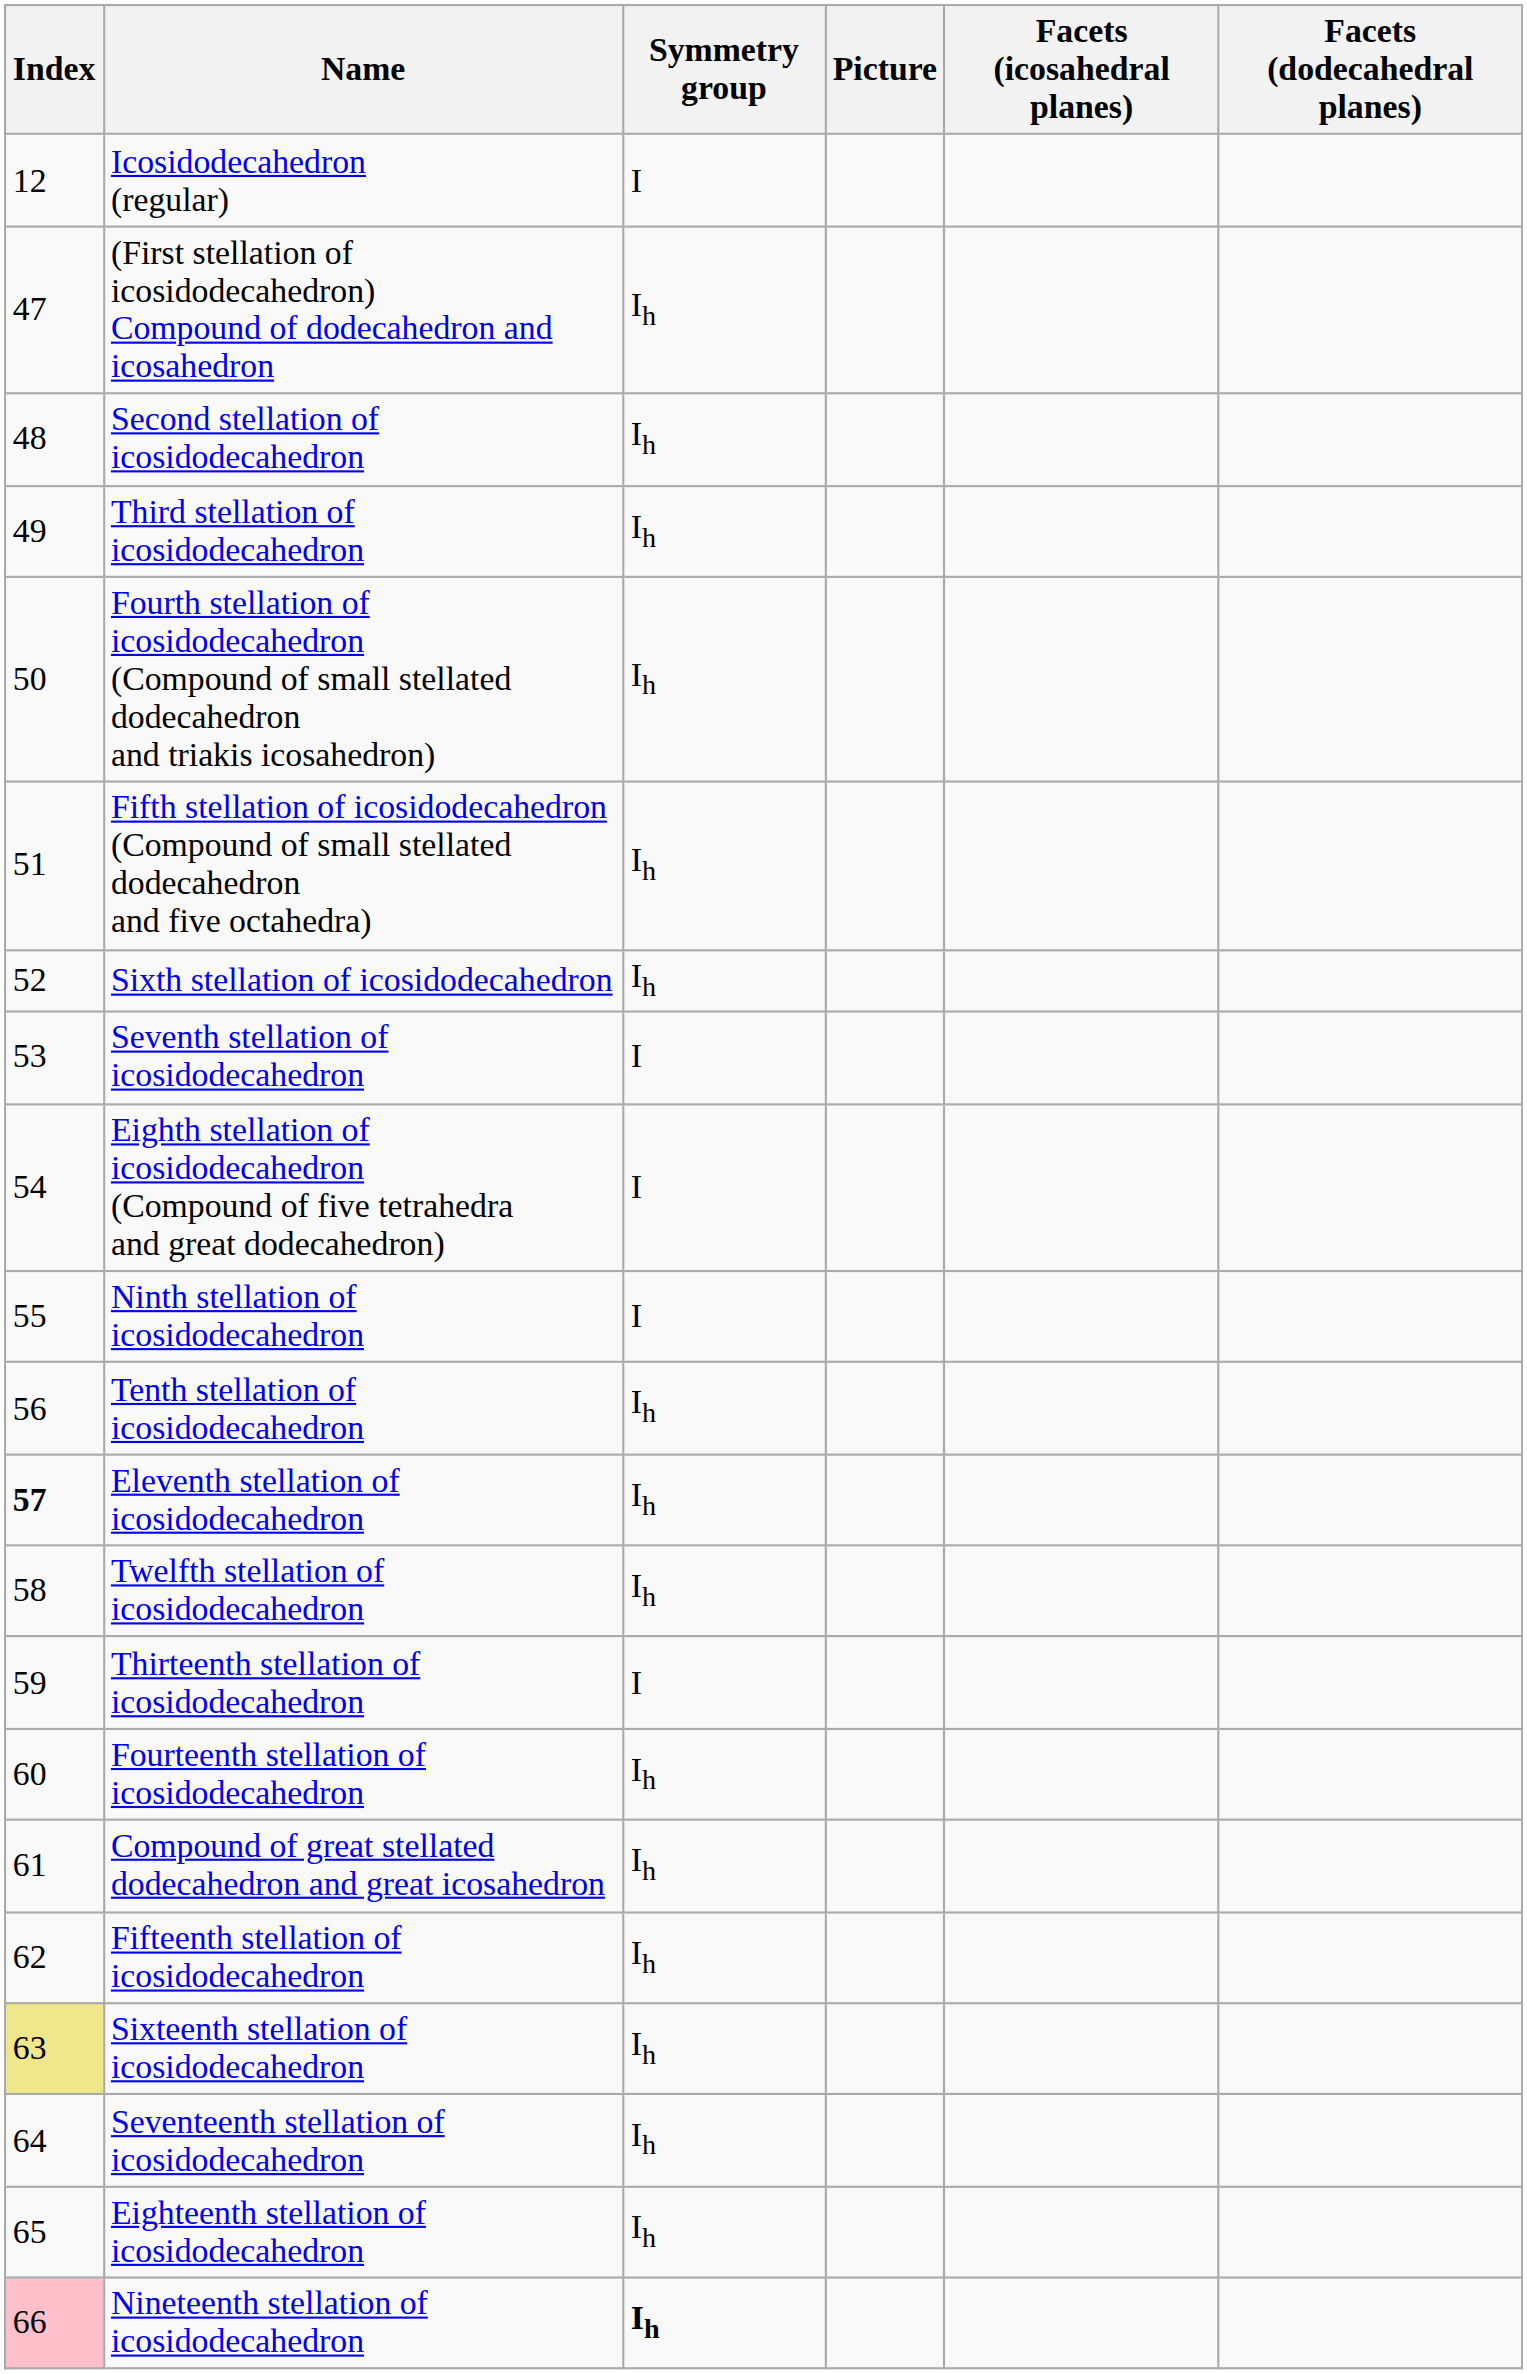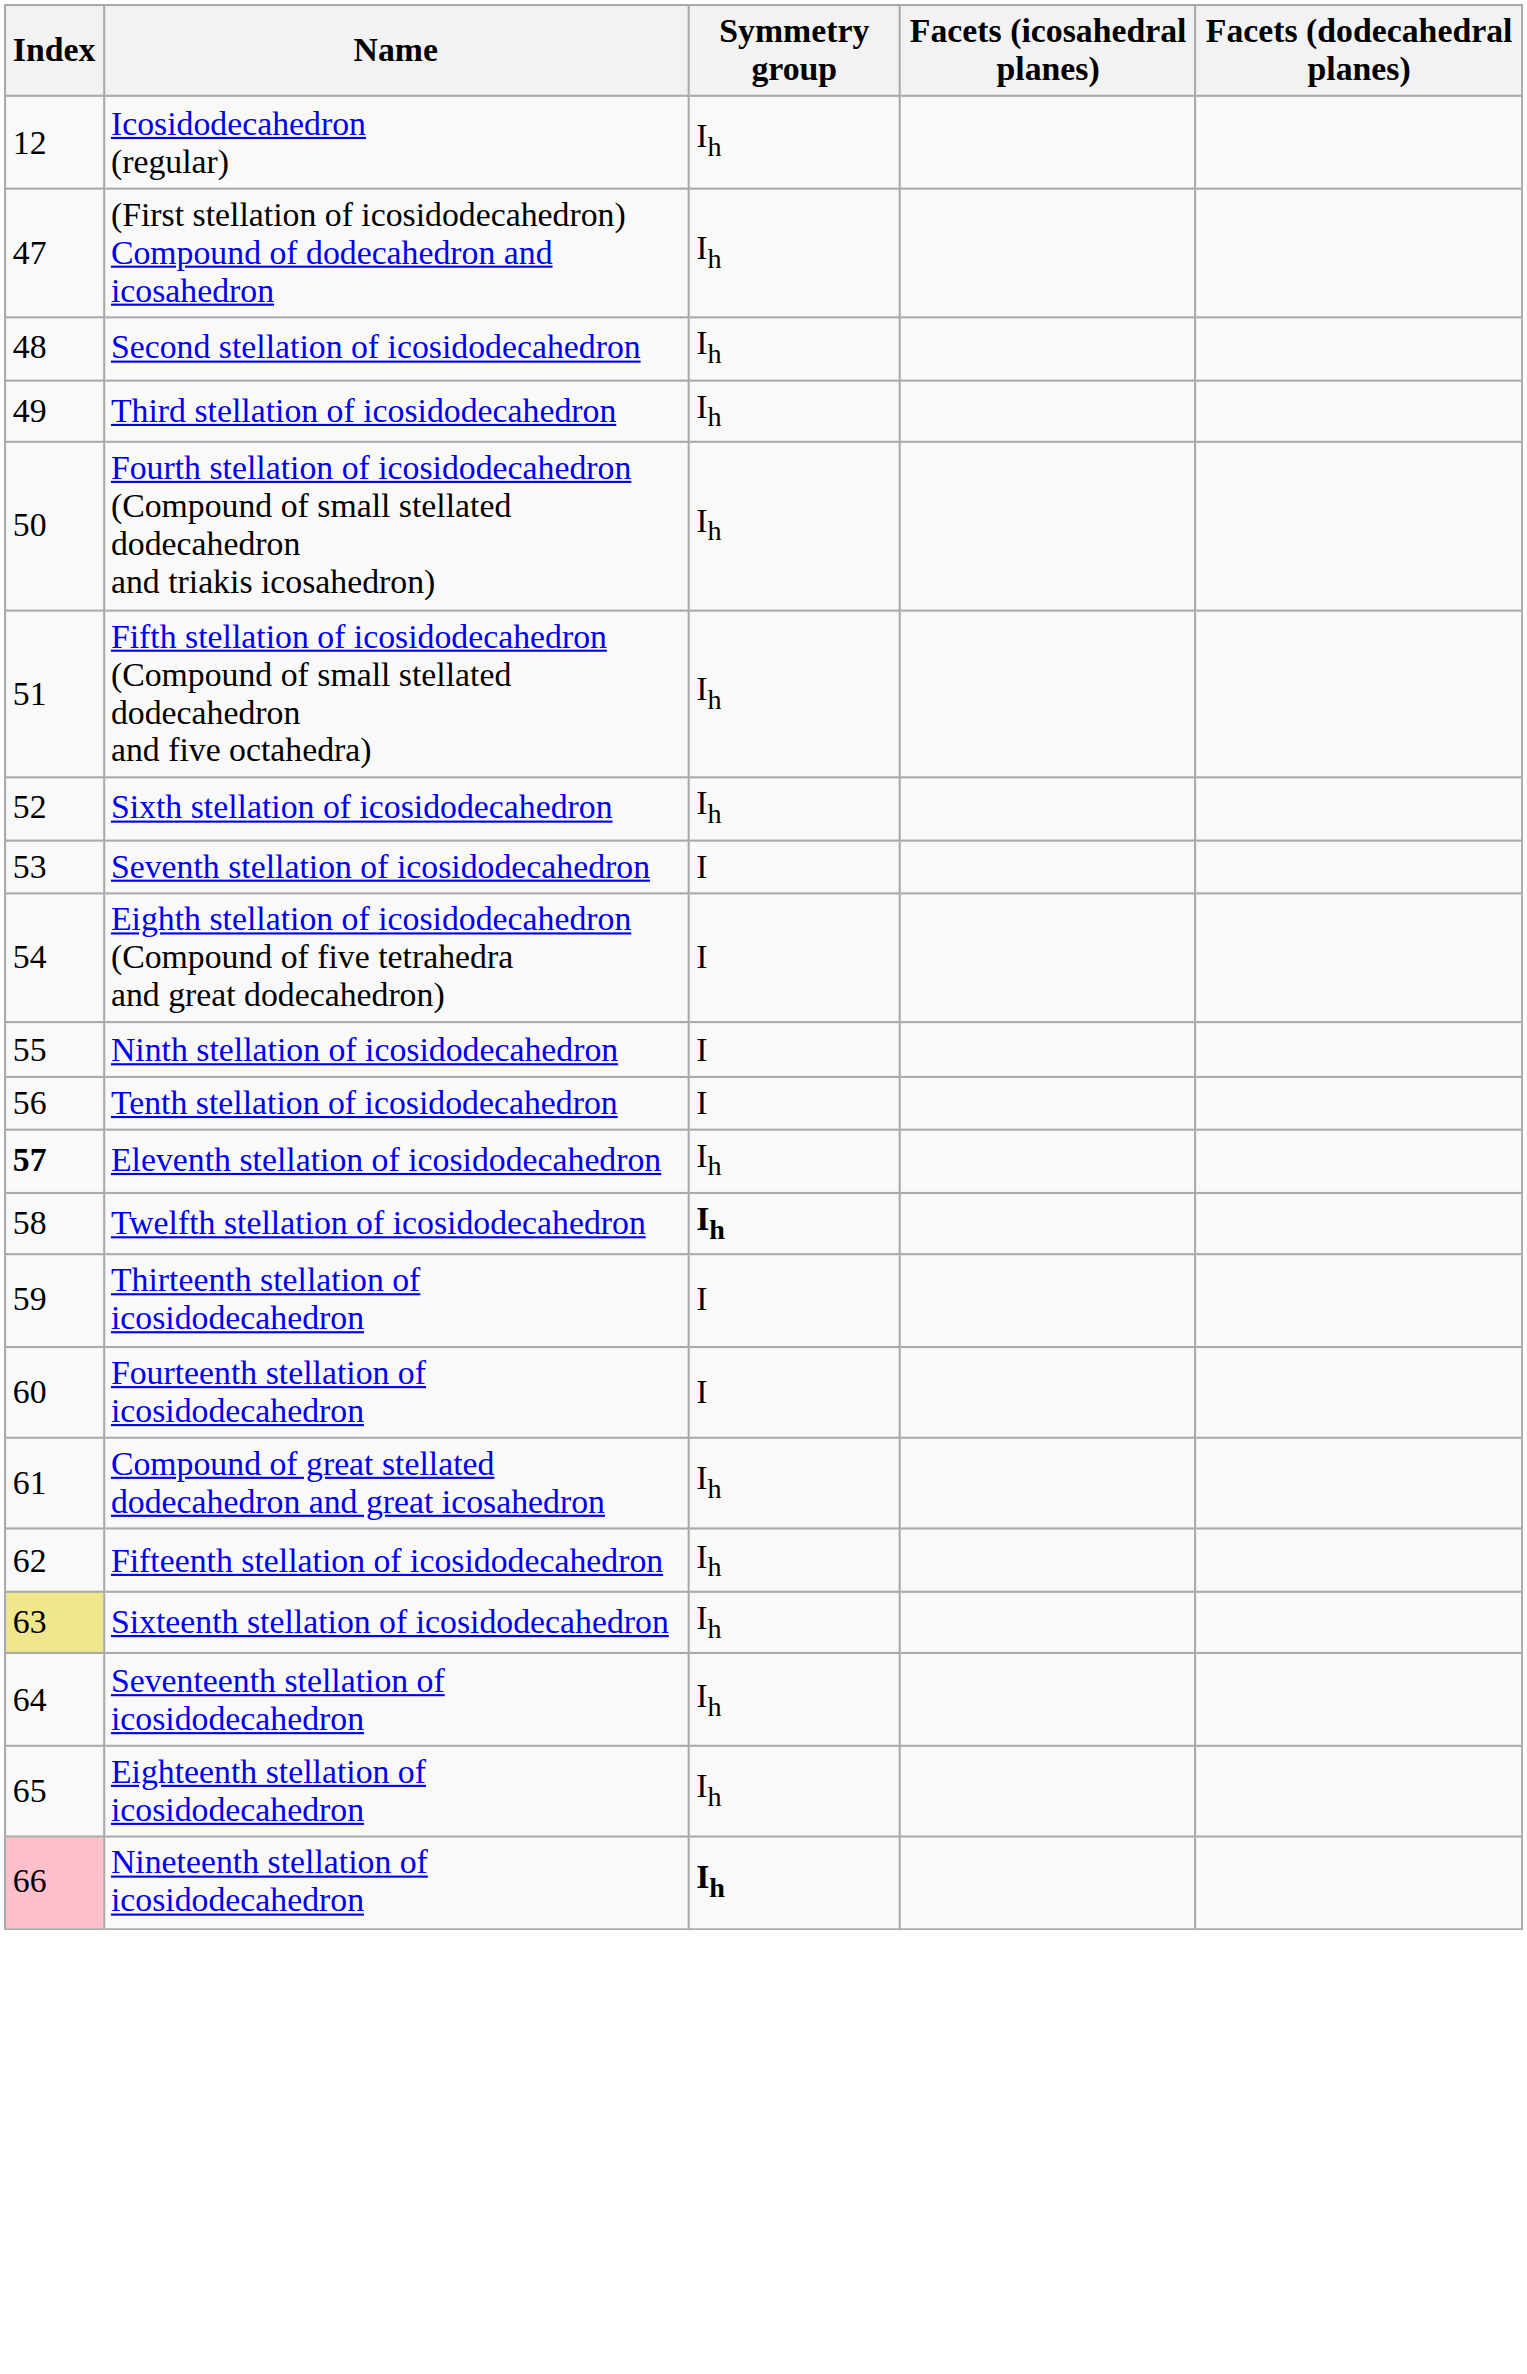- column: (885, 69)
(636, 179) I -> (709, 141) Ih
(643, 1407) Ih -> (702, 1102) I
(643, 1590) normal -> (711, 1222) bold
(643, 1773) Ih -> (702, 1391) I
